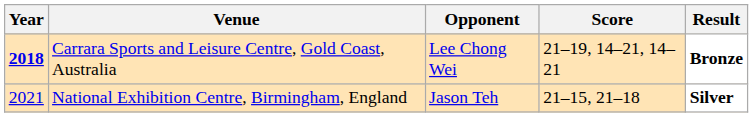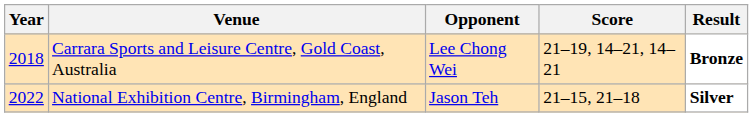(26, 58) bold -> (26, 58) normal
(26, 98) 2021 -> (26, 98) 2022
